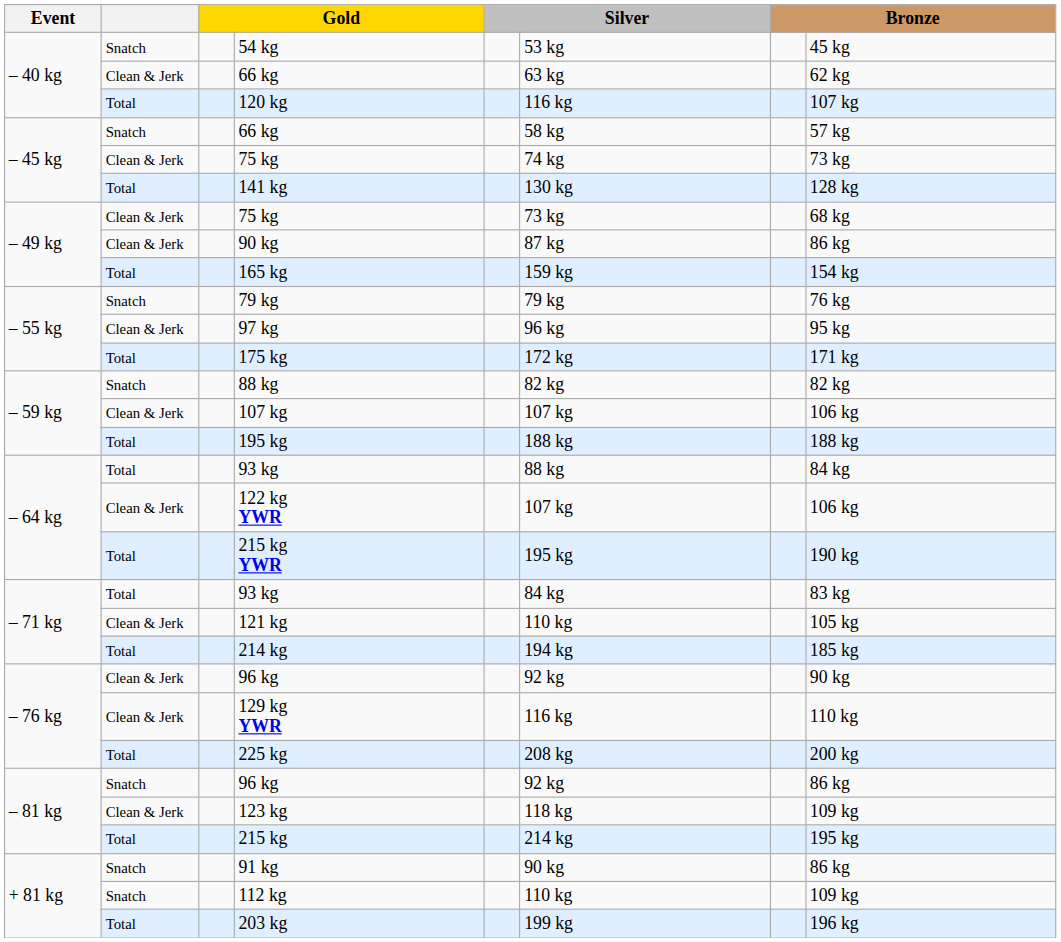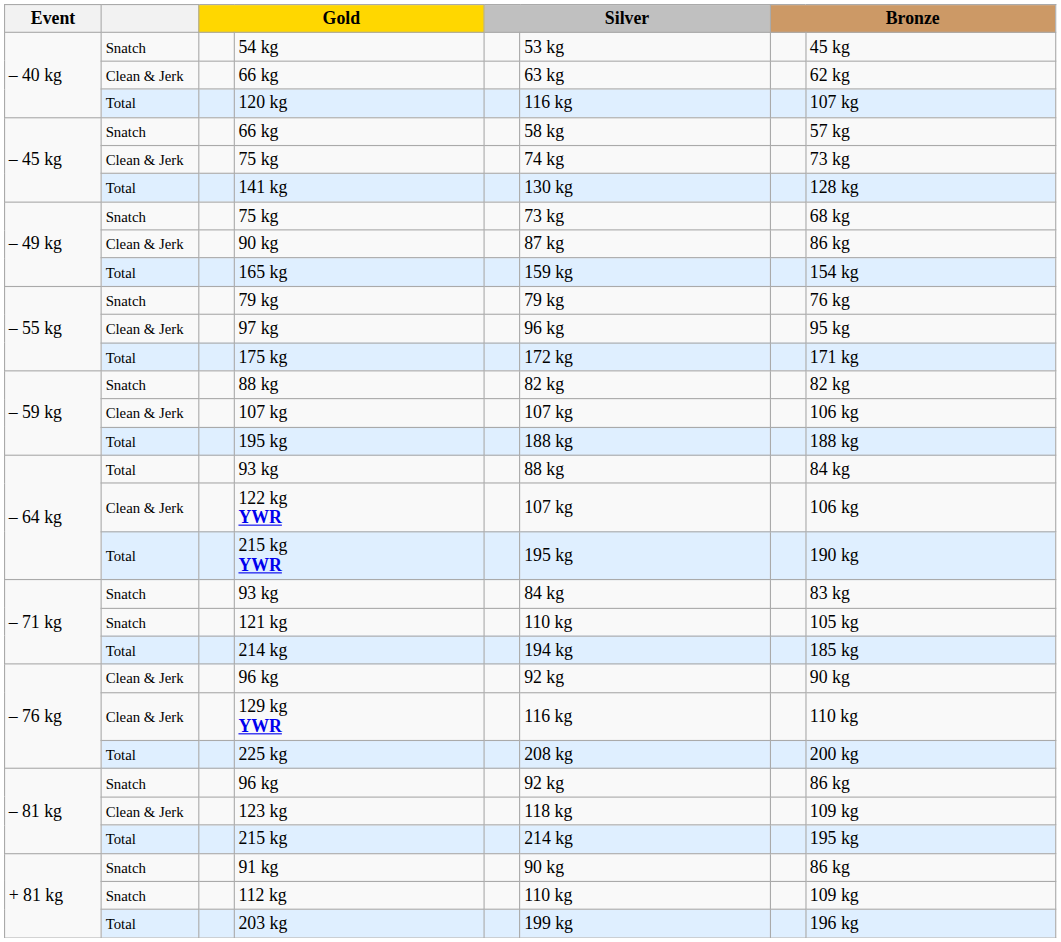(145, 216) Clean & Jerk -> (126, 216) Snatch
(121, 594) Total -> (126, 594) Snatch
(145, 622) Clean & Jerk -> (126, 622) Snatch
